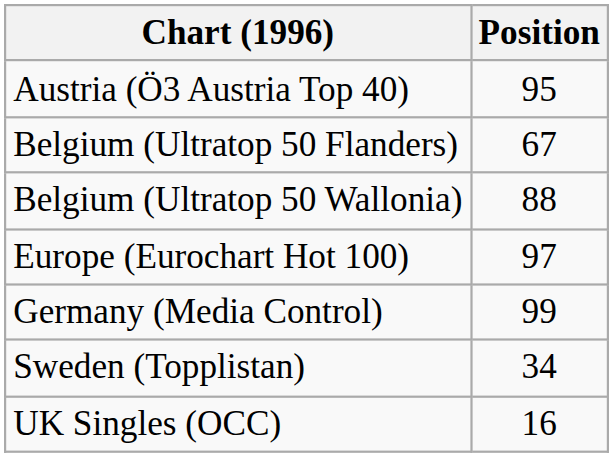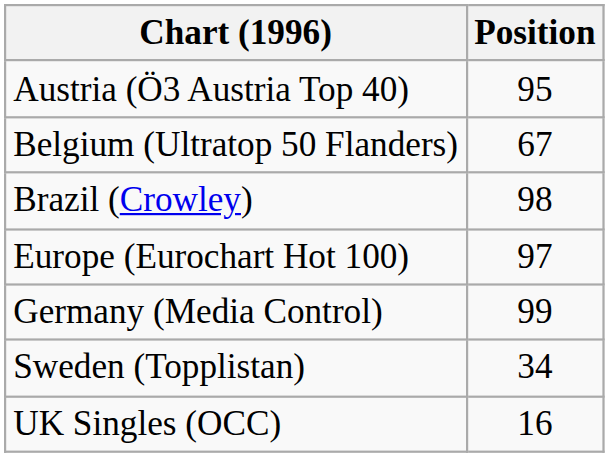- row: (238, 199)
+ row: (133, 199)
